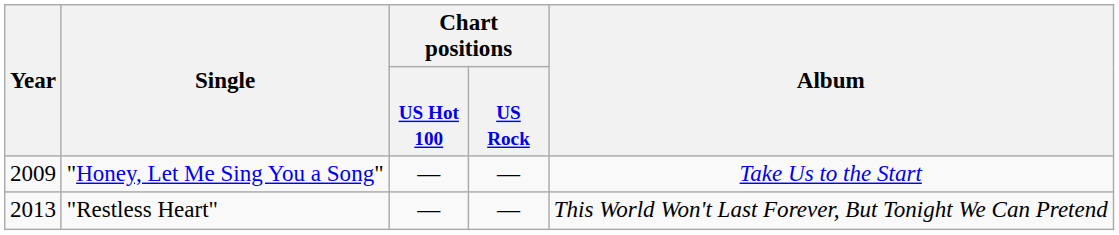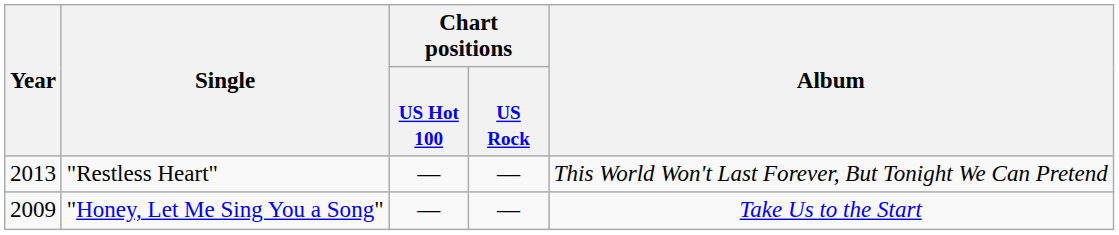rows swapped: (225, 173) <-> (142, 210)
